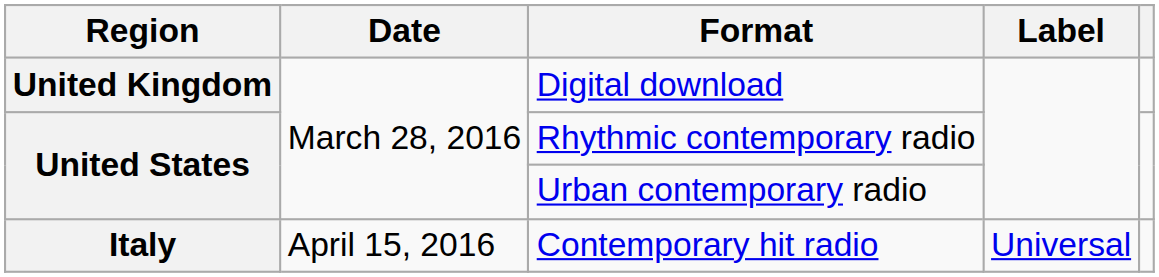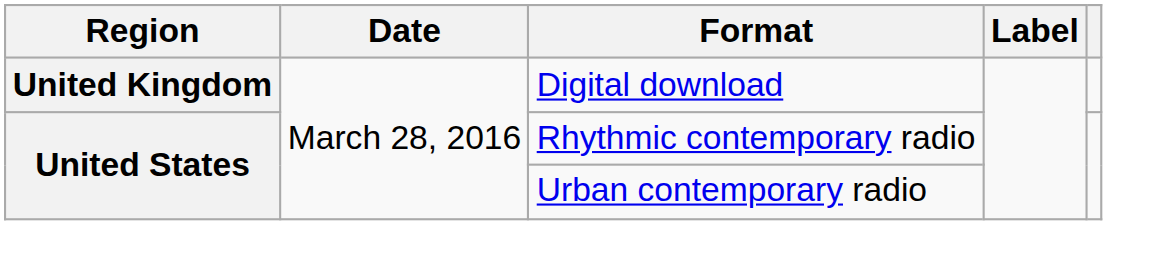- row: (708, 244)
